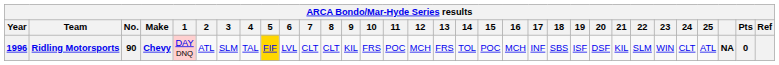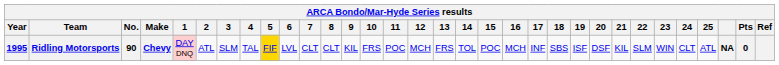(17, 48) 1996 -> (17, 48) 1995
